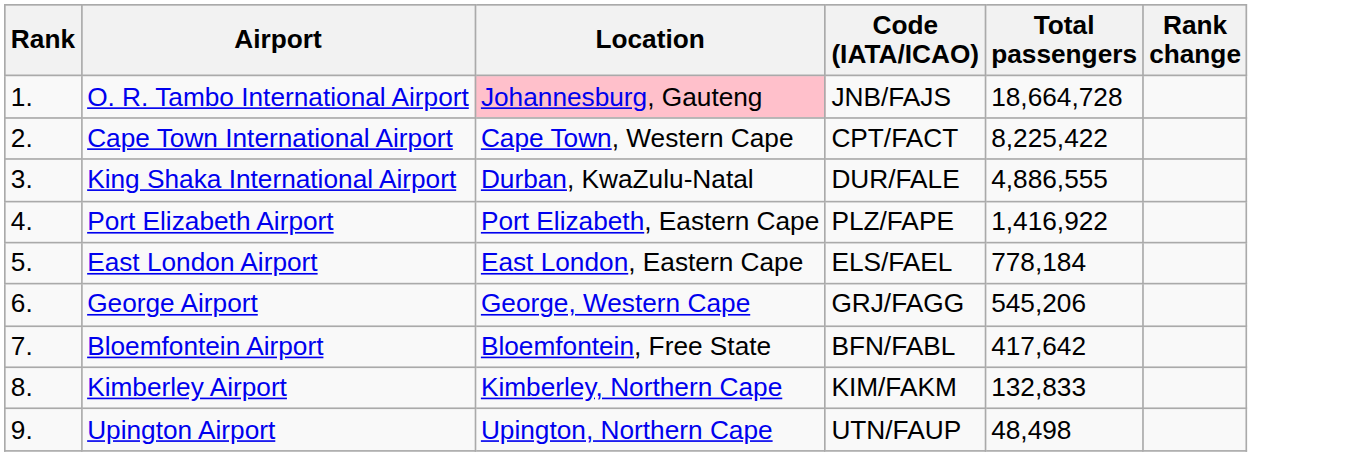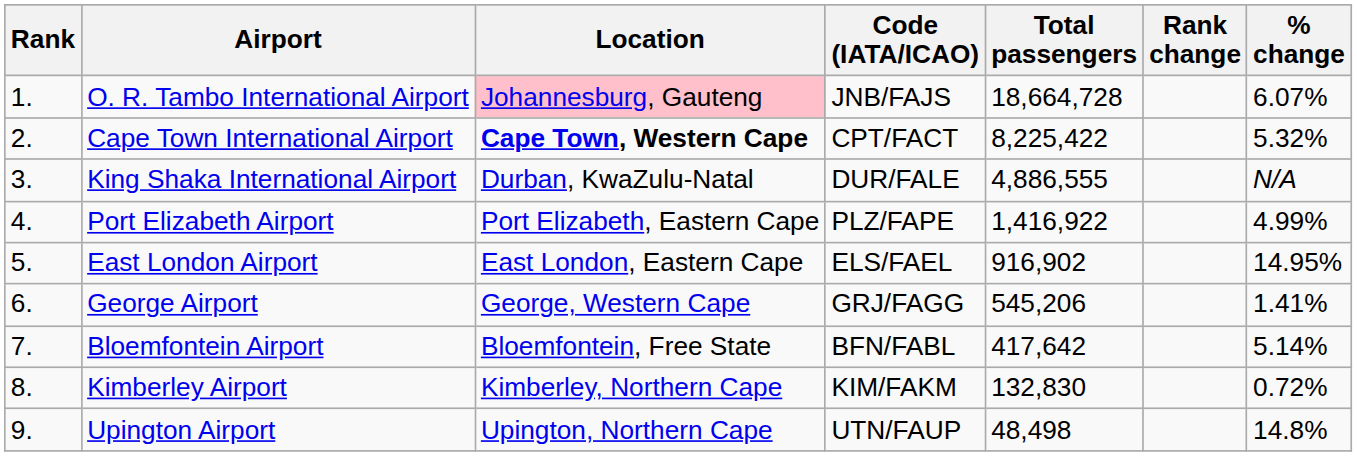+ column: (1299, 40)
(637, 138) normal -> (644, 138) bold
(1039, 262) 778,184 -> (1039, 262) 916,902
(1039, 387) 132,833 -> (1039, 387) 132,830
